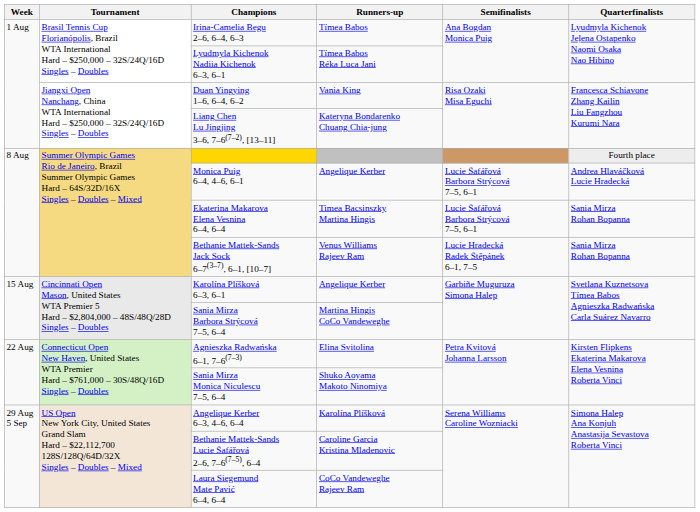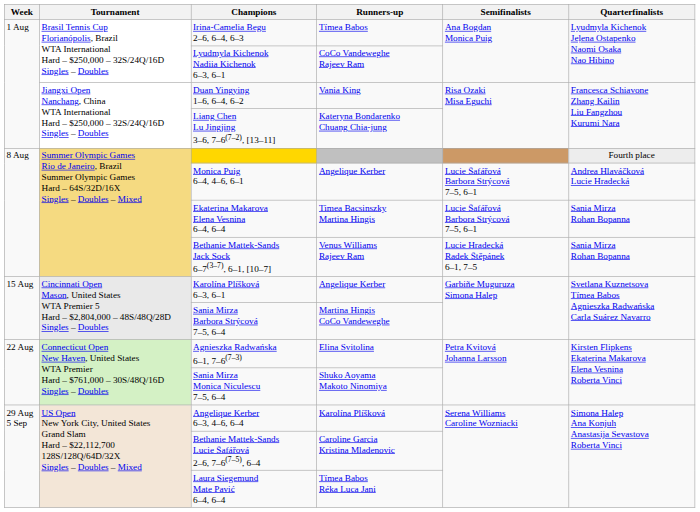(347, 59) Tímea Babos Réka Luca Jani -> (354, 59) CoCo Vandeweghe Rajeev Ram
(354, 484) CoCo Vandeweghe Rajeev Ram -> (347, 484) Tímea Babos Réka Luca Jani
